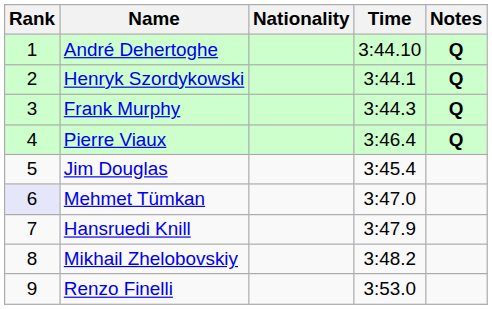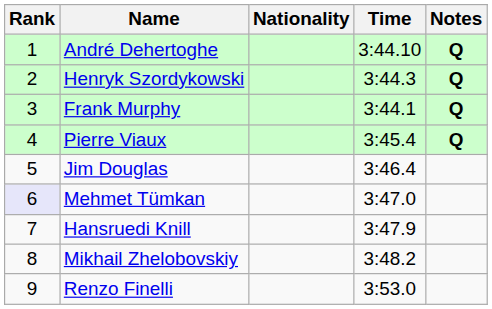(390, 79) 3:44.1 -> (390, 79) 3:44.3
(390, 109) 3:44.3 -> (390, 109) 3:44.1
(390, 139) 3:46.4 -> (390, 139) 3:45.4
(390, 169) 3:45.4 -> (390, 169) 3:46.4
